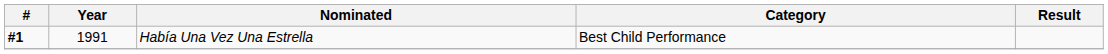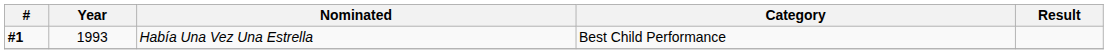(92, 37) 1991 -> (92, 37) 1993
